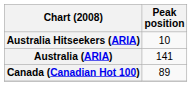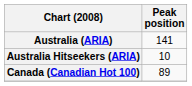rows swapped: (73, 56) <-> (73, 40)
